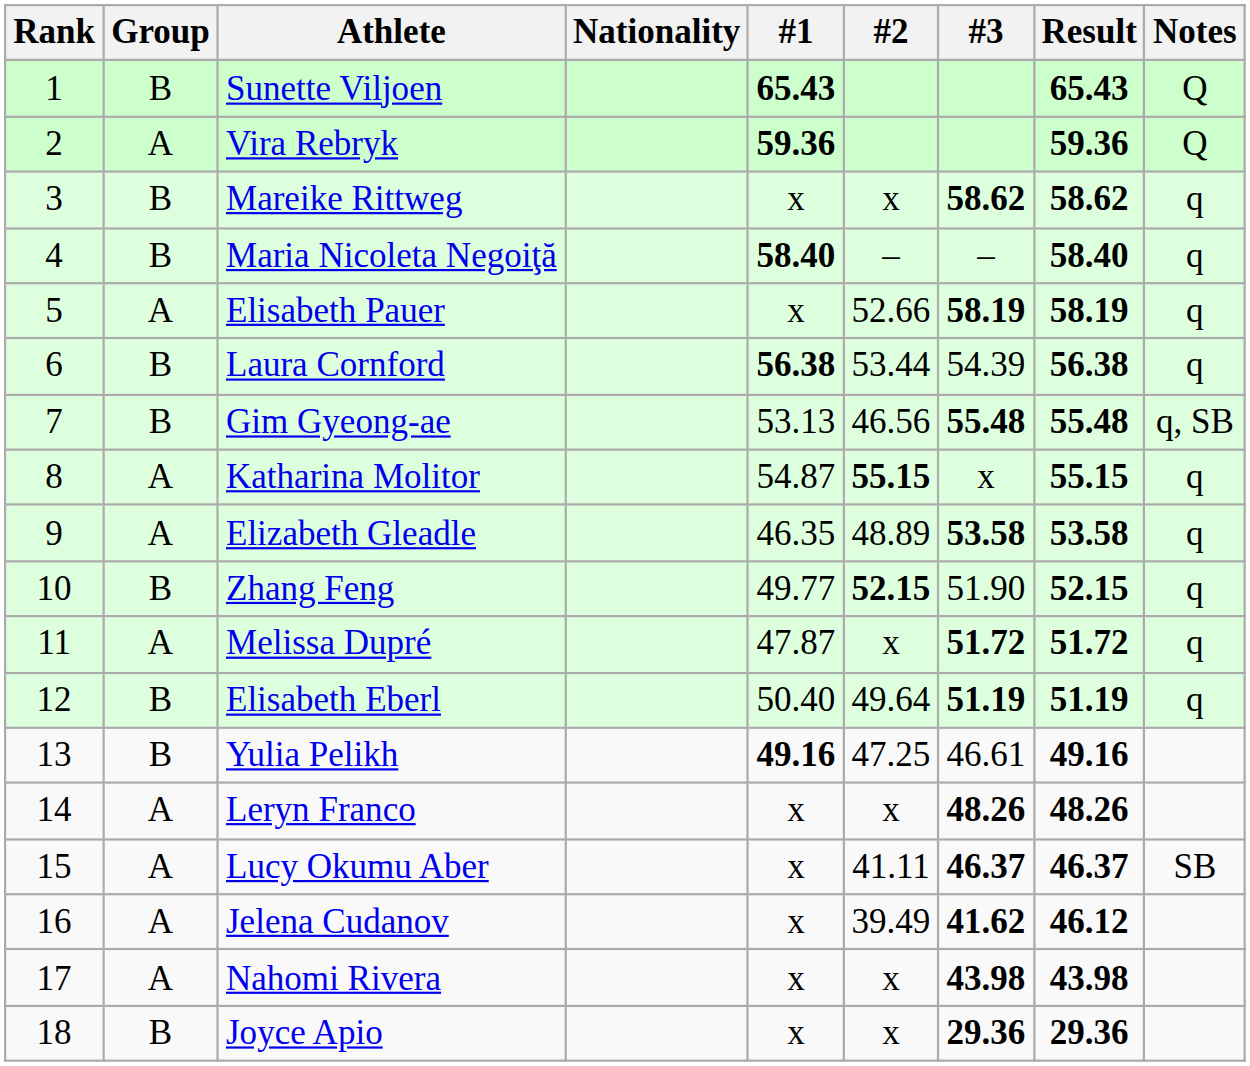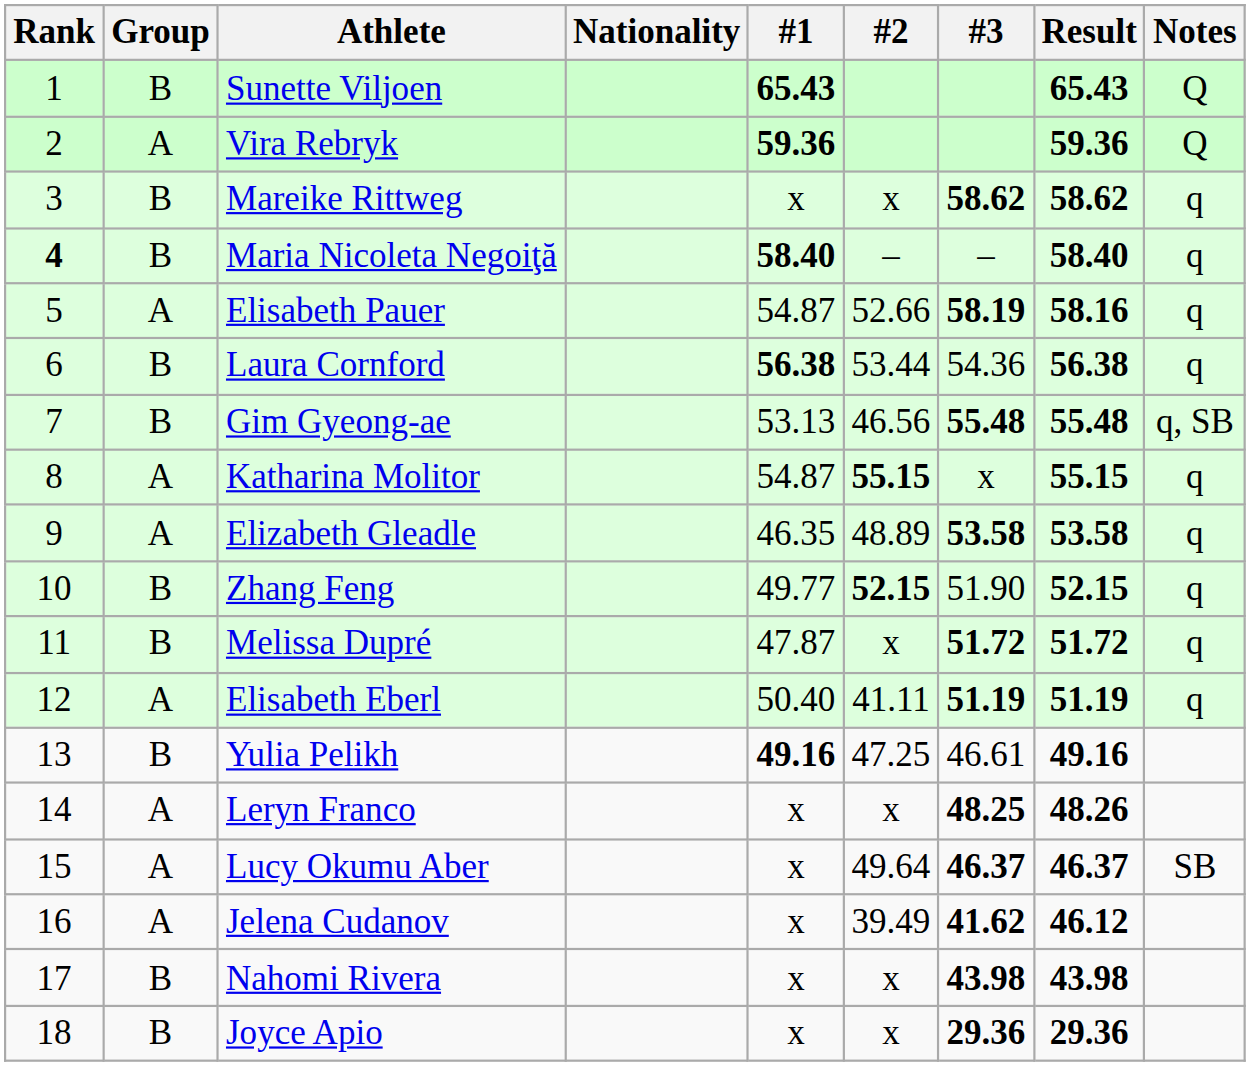(54, 254) normal -> (54, 254) bold
(796, 310) x -> (796, 310) 54.87
(1089, 310) 58.19 -> (1089, 310) 58.16
(986, 365) 54.39 -> (986, 365) 54.36
(160, 643) A -> (160, 643) B
(160, 699) B -> (160, 699) A
(891, 699) 49.64 -> (891, 699) 41.11
(986, 810) 48.26 -> (986, 810) 48.25
(891, 865) 41.11 -> (891, 865) 49.64
(160, 976) A -> (160, 976) B
